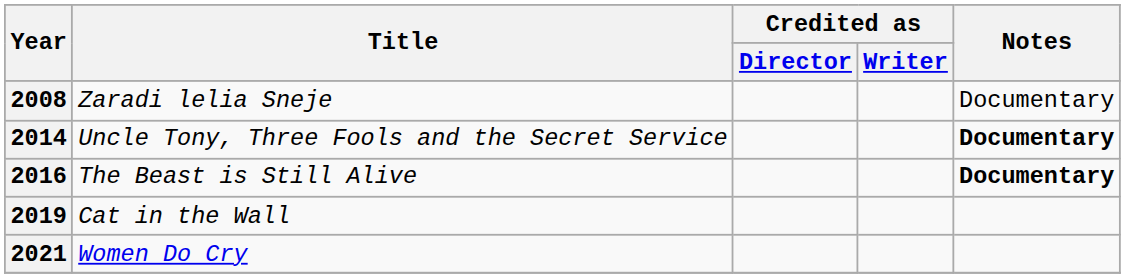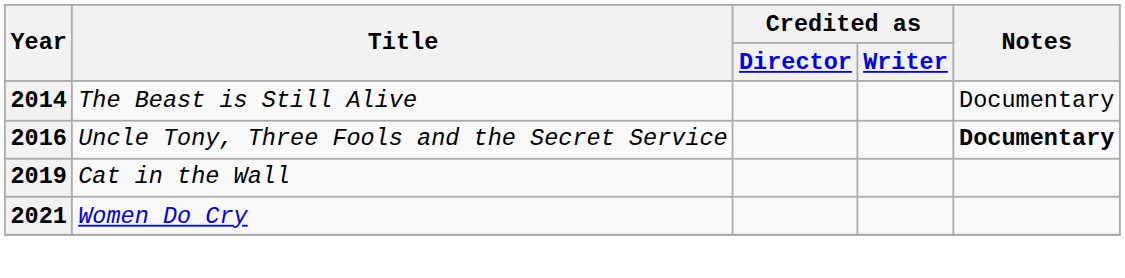- row: (39, 101)
(403, 139) Uncle Tony, Three Fools and the Secret Service -> (248, 101) The Beast is Still Alive
(1037, 139) bold -> (1037, 101) normal
(248, 177) The Beast is Still Alive -> (403, 139) Uncle Tony, Three Fools and the Secret Service
